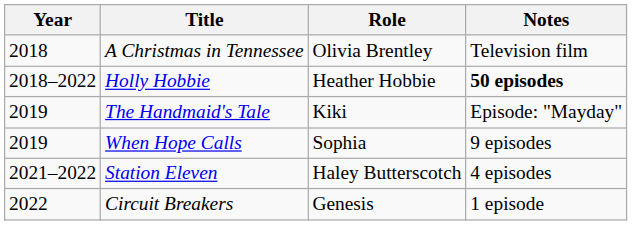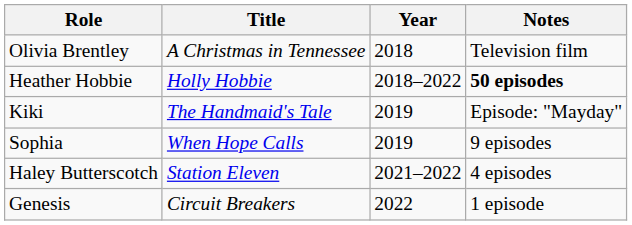columns swapped: (53, 19) <-> (387, 19)
